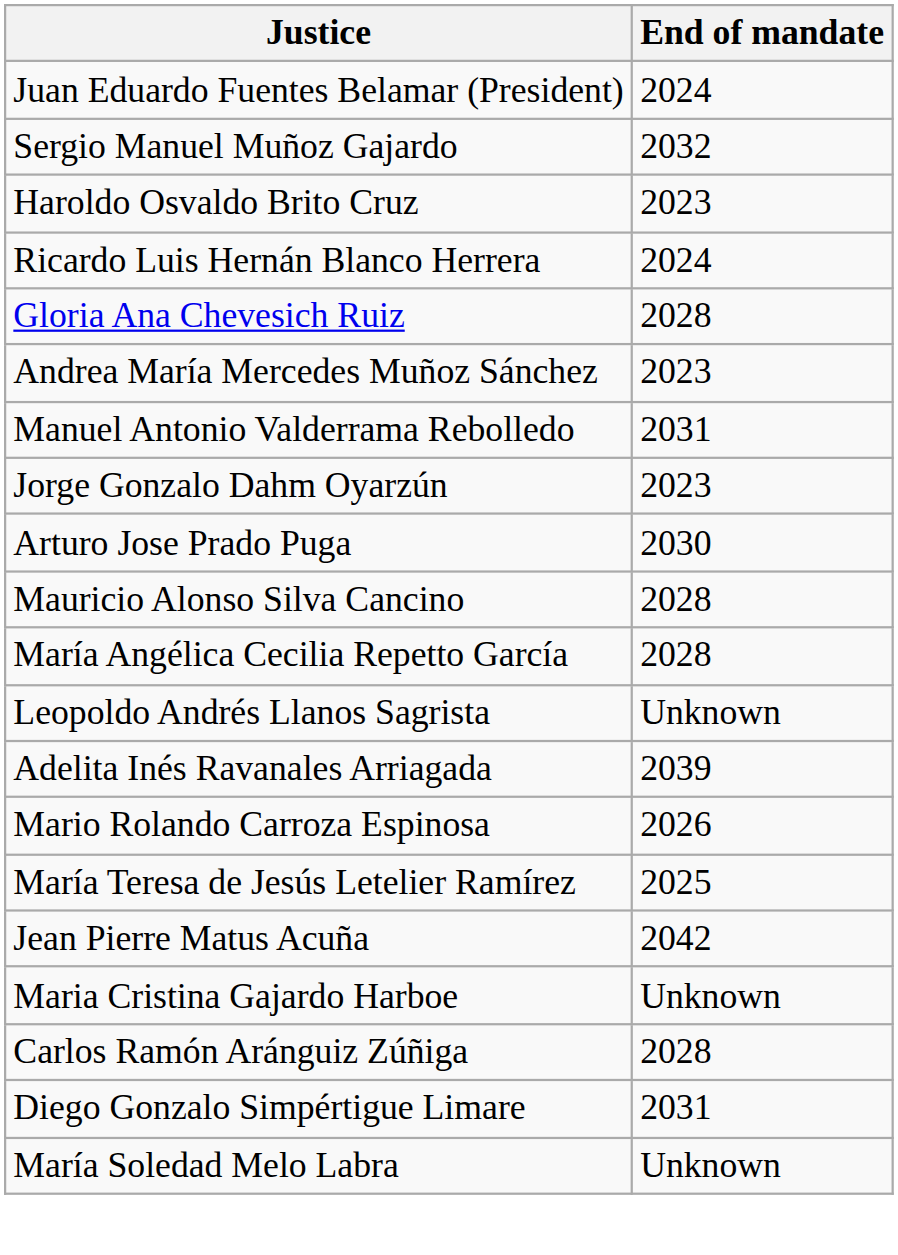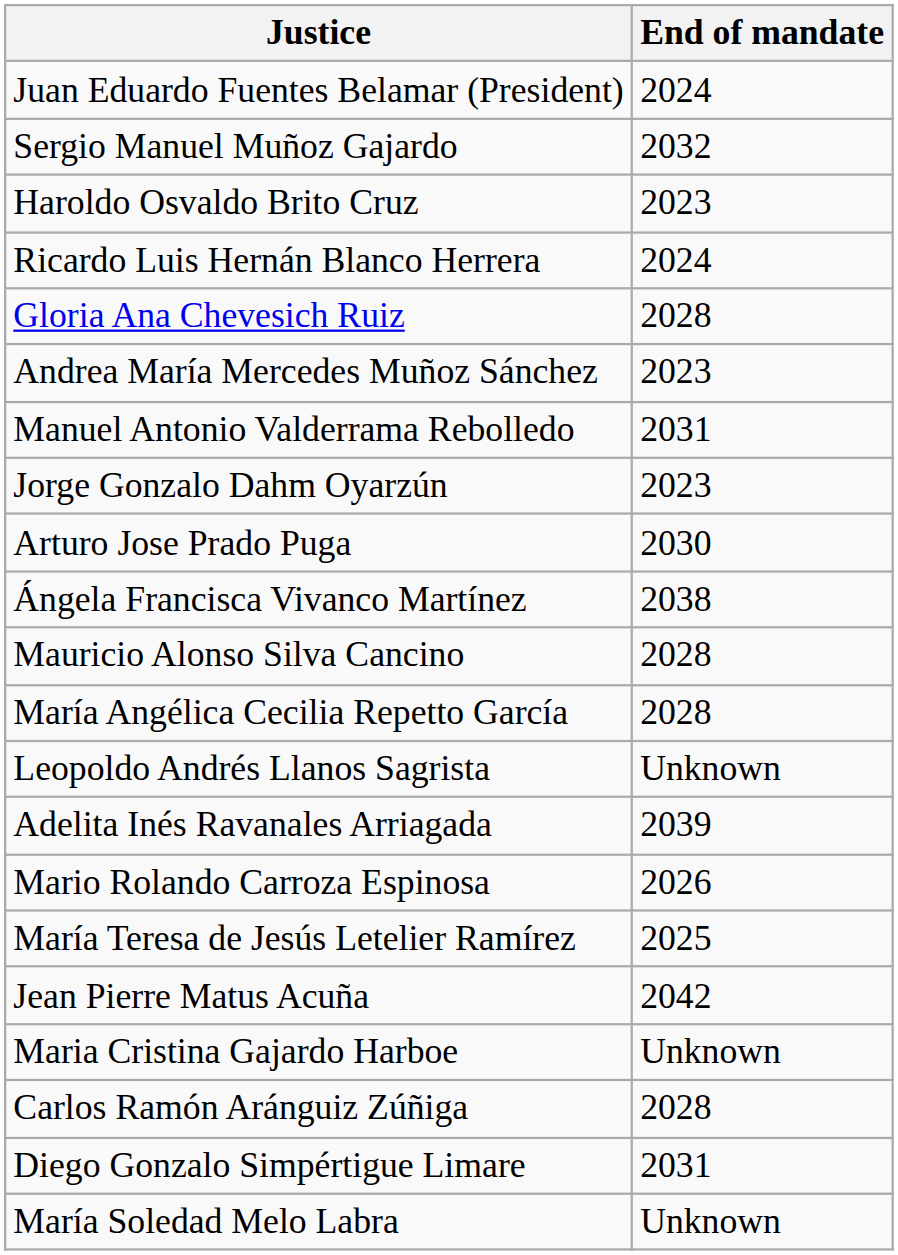+ row: (270, 598)
